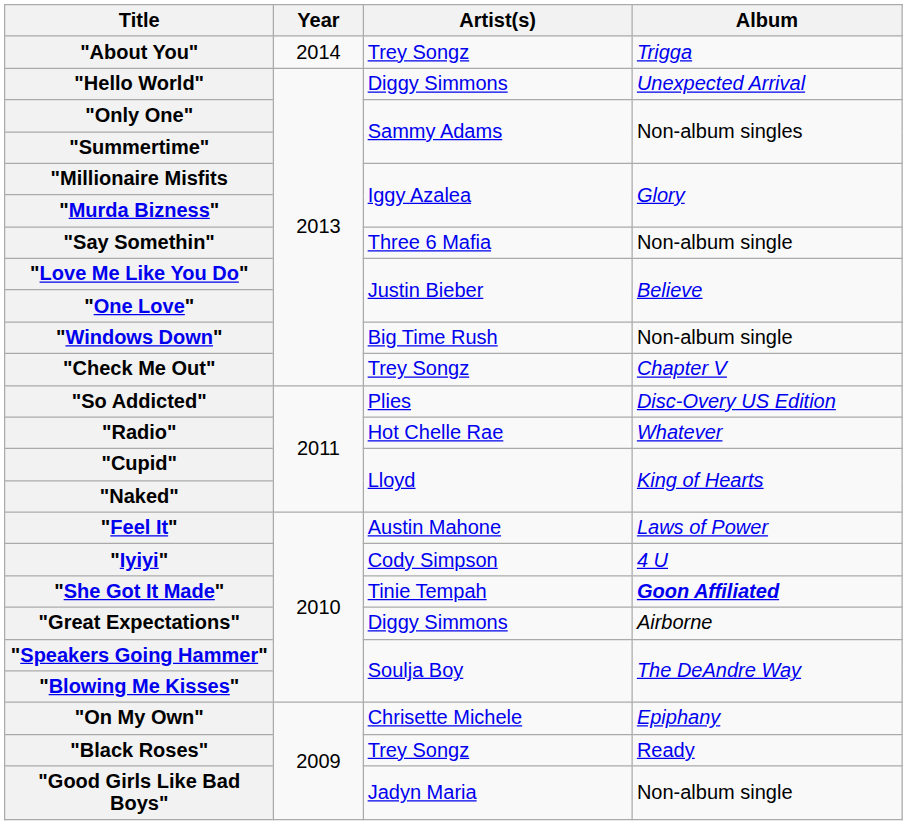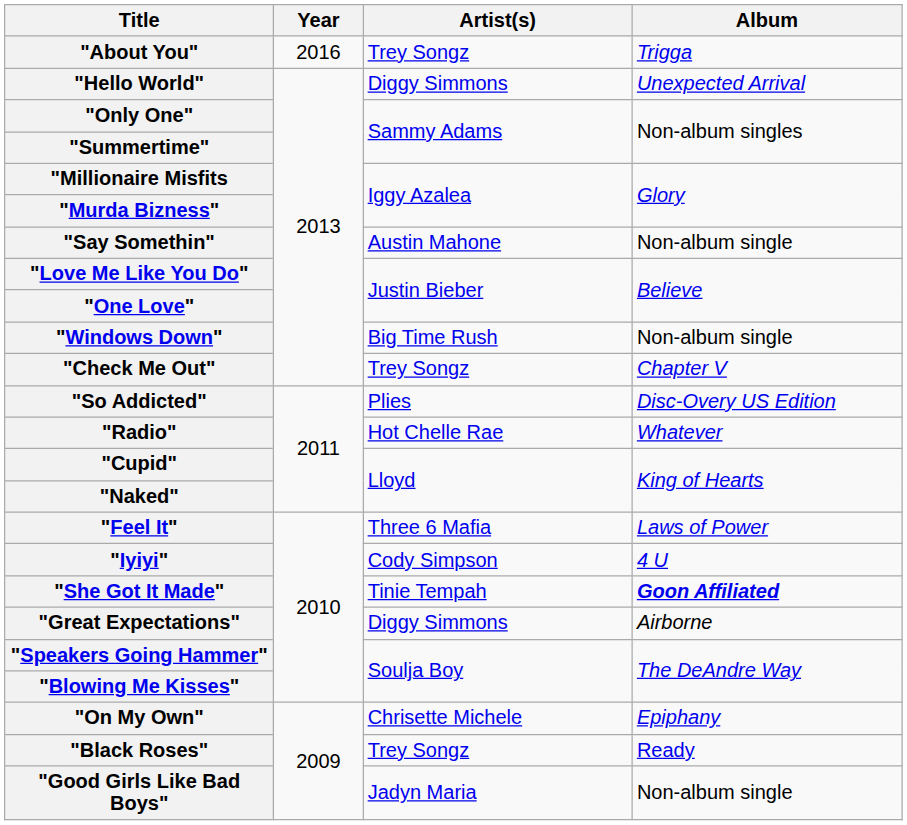(318, 52) 2014 -> (318, 52) 2016
(429, 242) Three 6 Mafia -> (434, 242) Austin Mahone
(434, 527) Austin Mahone -> (429, 527) Three 6 Mafia
